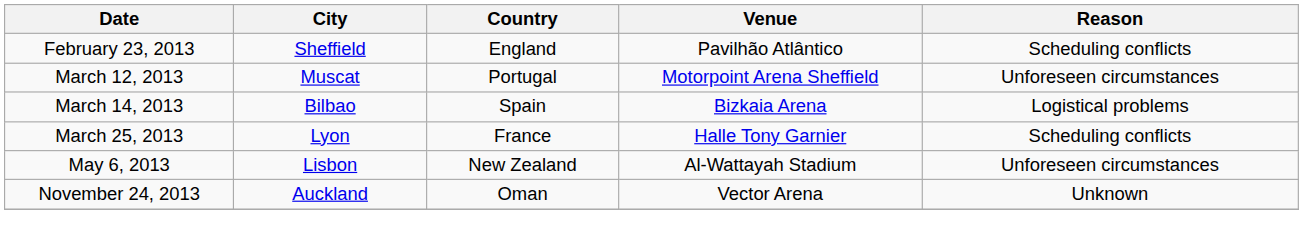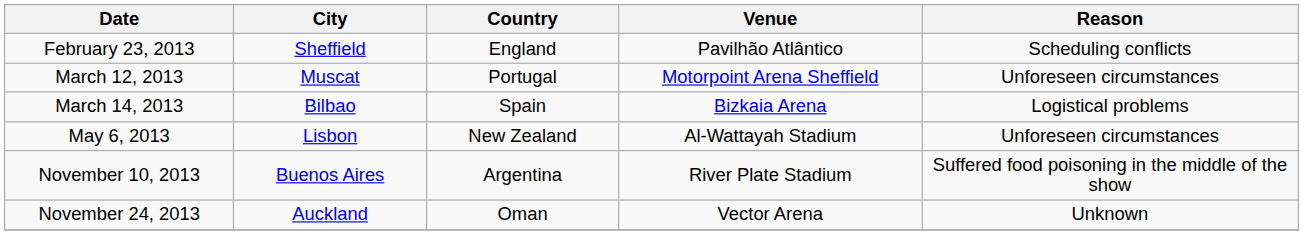- row: (119, 135)
+ row: (119, 175)
